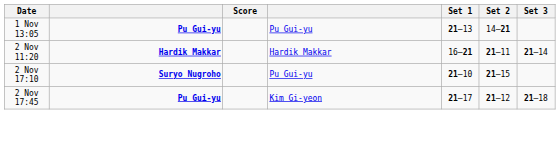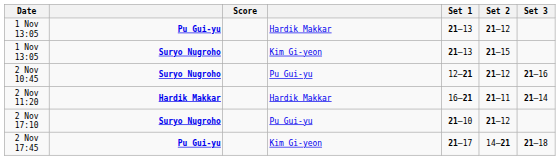(291, 29) Pu Gui-yu -> (301, 29) Hardik Makkar
(498, 29) 14–21 -> (498, 29) 21–12
+ row: (27, 52)
+ row: (27, 75)
(498, 75) 21–15 -> (498, 120) 21–12
(498, 97) 21–12 -> (498, 143) 14–21
